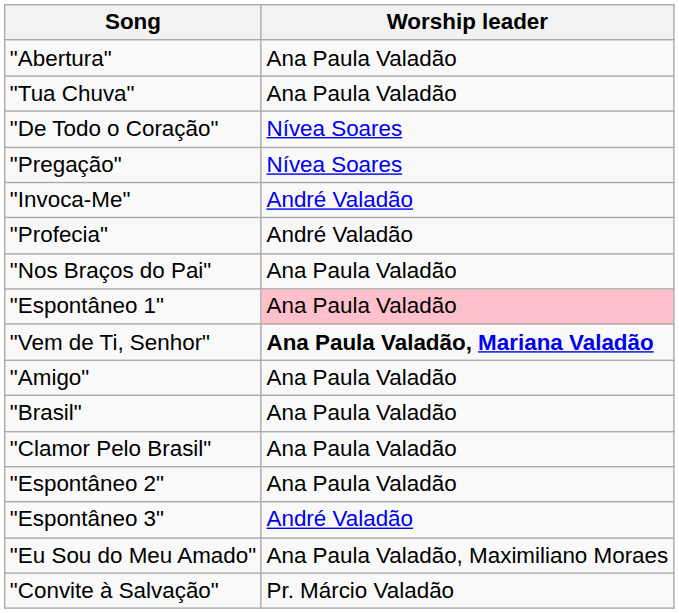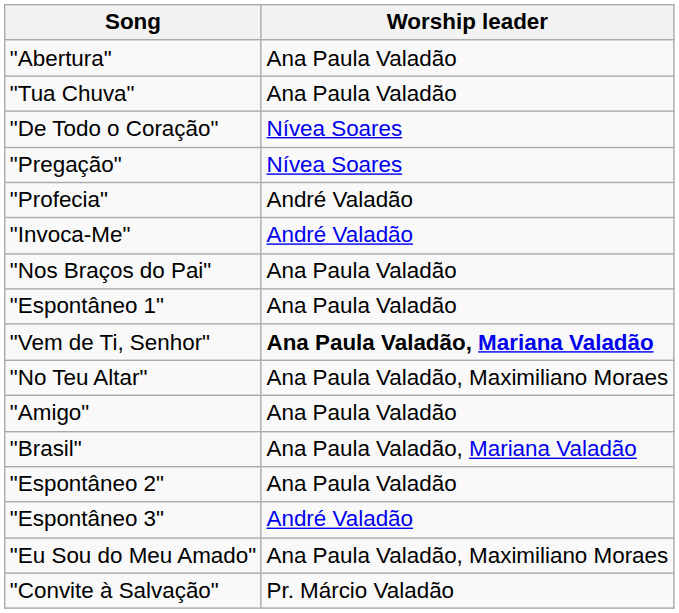rows swapped: (70, 199) <-> (59, 235)
(362, 306) pink background -> (362, 306) no background
+ row: (79, 377)
(362, 413) Ana Paula Valadão -> (452, 448) Ana Paula Valadão, Mariana Valadão
- row: (111, 448)
